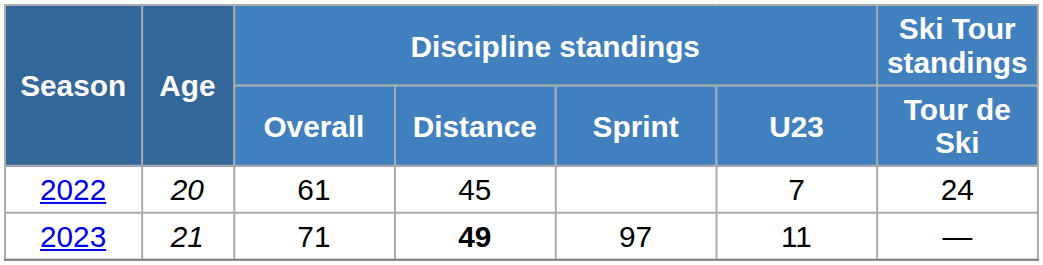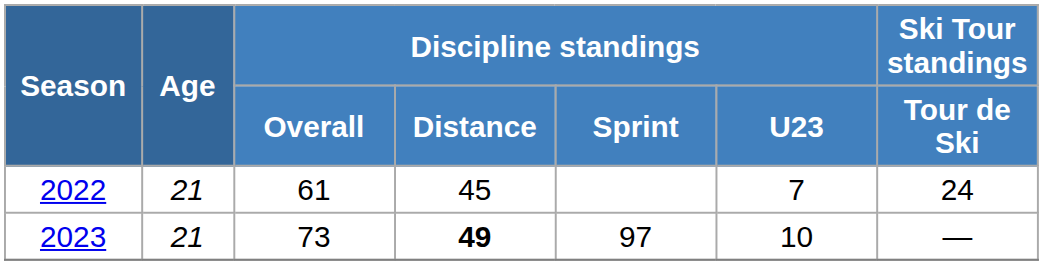(187, 190) 20 -> (187, 190) 21
(314, 237) 71 -> (314, 237) 73
(796, 237) 11 -> (796, 237) 10
